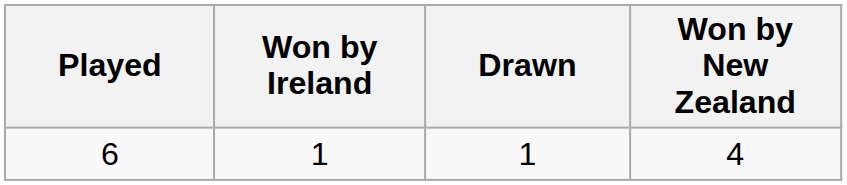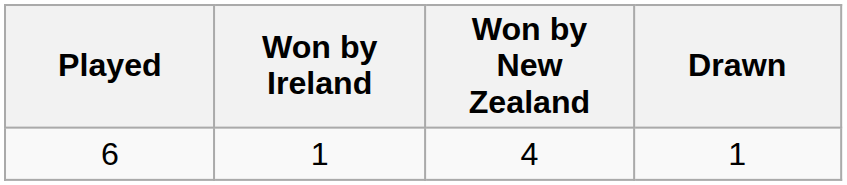columns swapped: (735, 66) <-> (527, 66)
